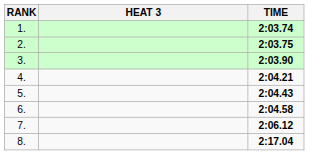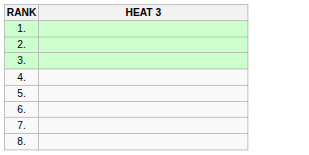- column: (276, 13)
